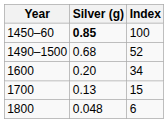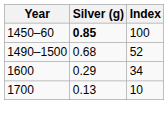(84, 71) 0.20 -> (84, 71) 0.29
(136, 90) 15 -> (136, 90) 10
- row: (20, 109)
